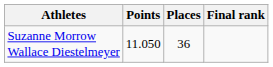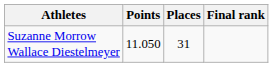(184, 44) 36 -> (184, 44) 31
